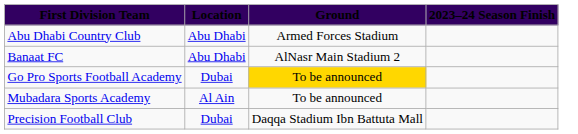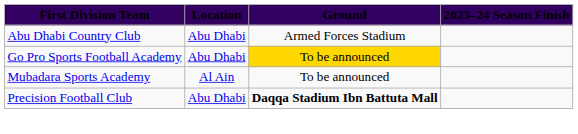- row: (35, 56)
(217, 77) Dubai -> (217, 56) Abu Dhabi
(217, 118) Dubai -> (217, 98) Abu Dhabi
(337, 118) normal -> (345, 98) bold
